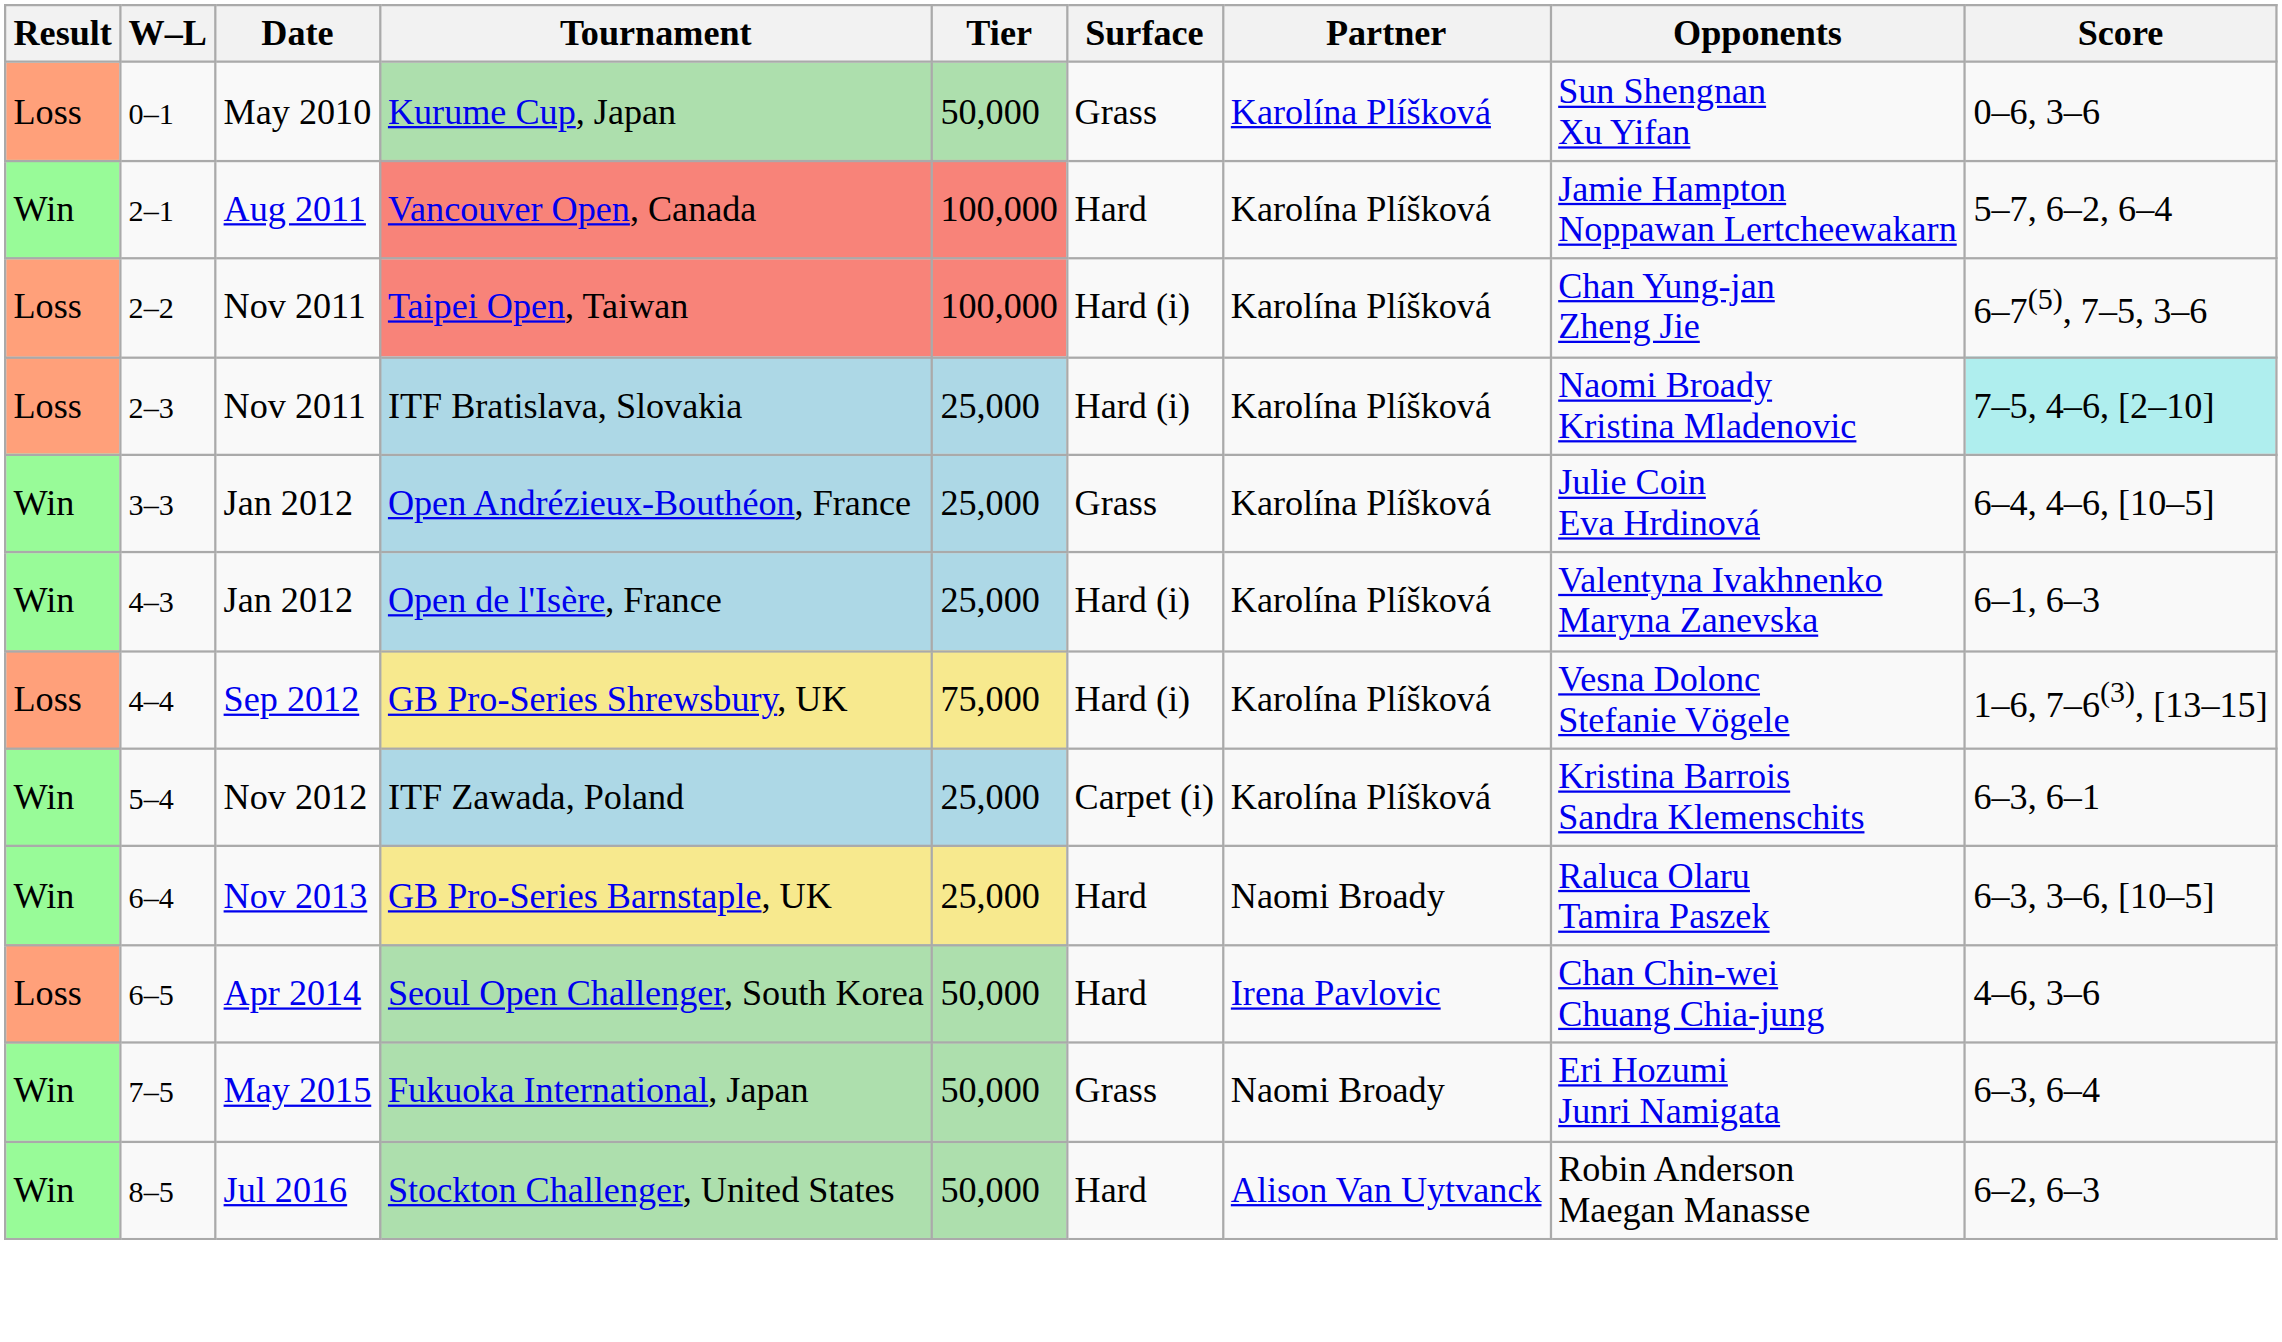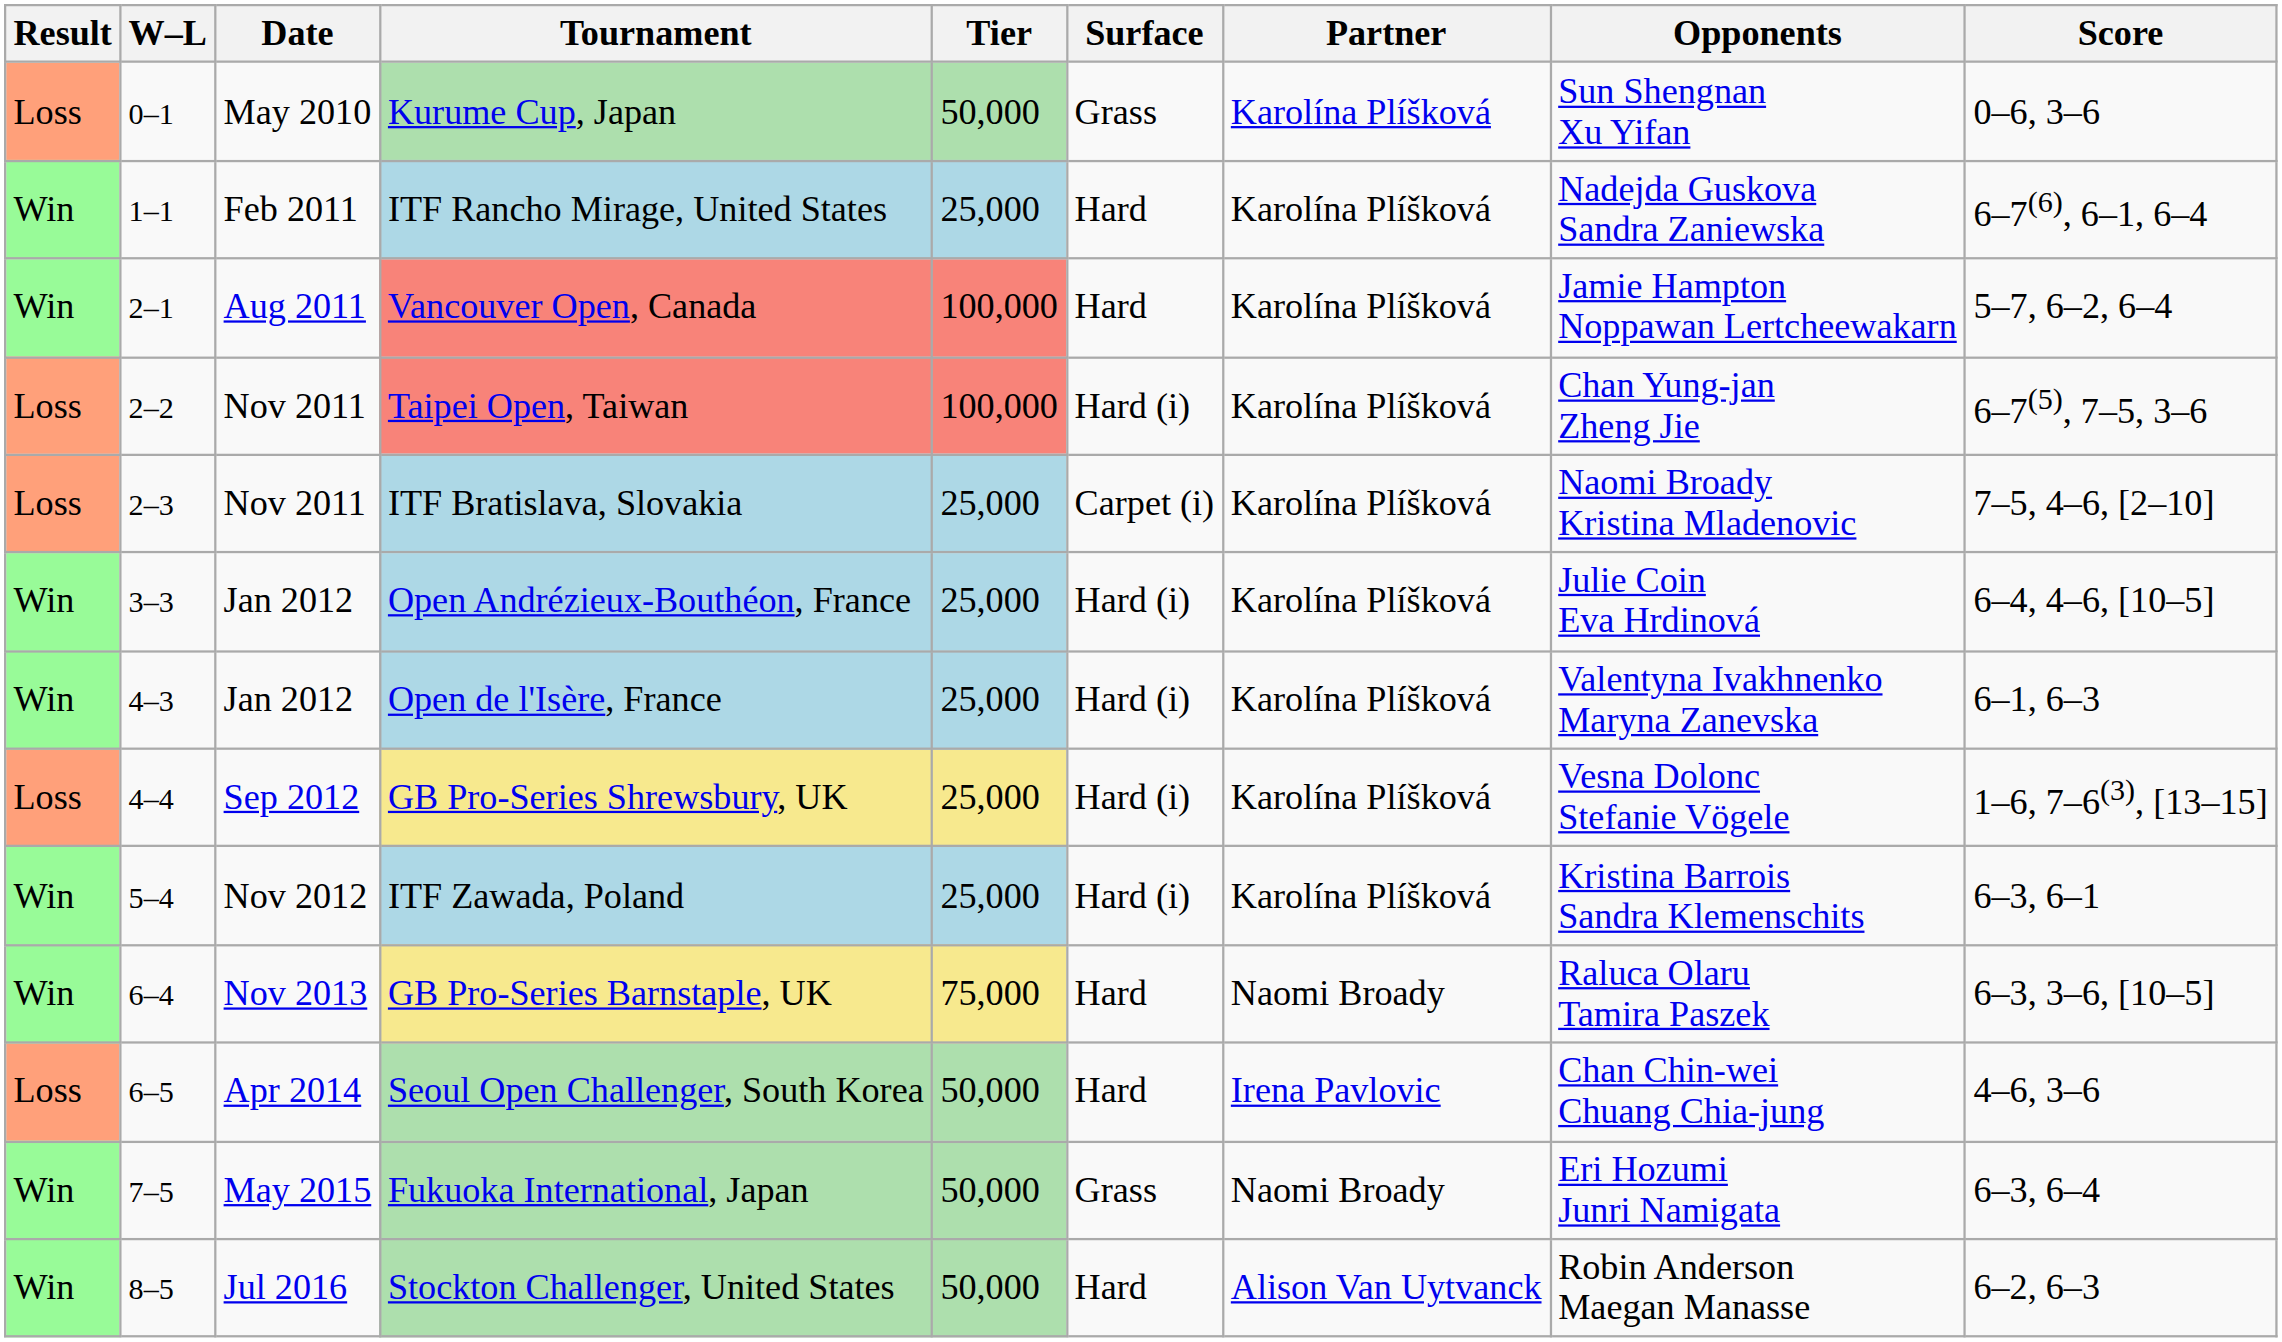+ row: (637, 208)
(1132, 404) Hard (i) -> (1144, 502) Carpet (i)
(2094, 404) paleturquoise background -> (2094, 502) no background
(1116, 502) Grass -> (1132, 600) Hard (i)
(990, 699) 75,000 -> (990, 797) 25,000
(1144, 797) Carpet (i) -> (1132, 895) Hard (i)
(990, 895) 25,000 -> (990, 993) 75,000
